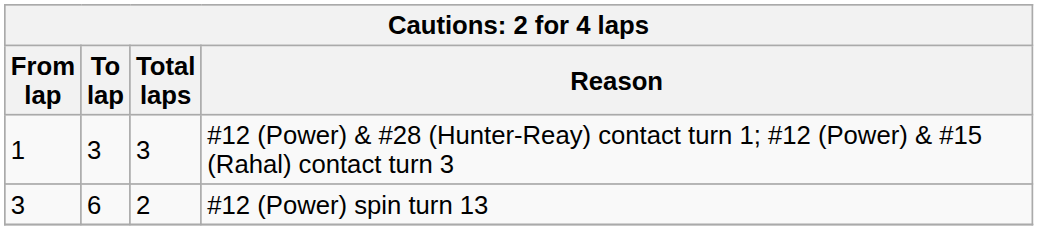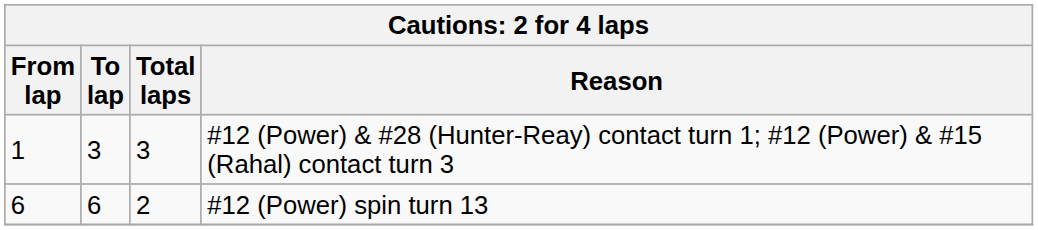(18, 205) 3 -> (18, 205) 6
